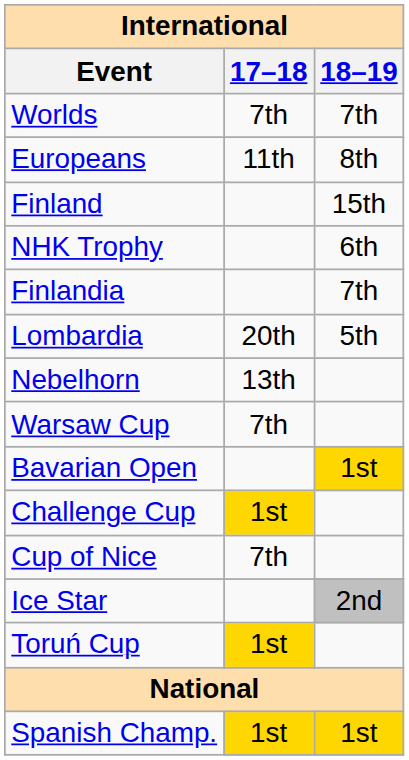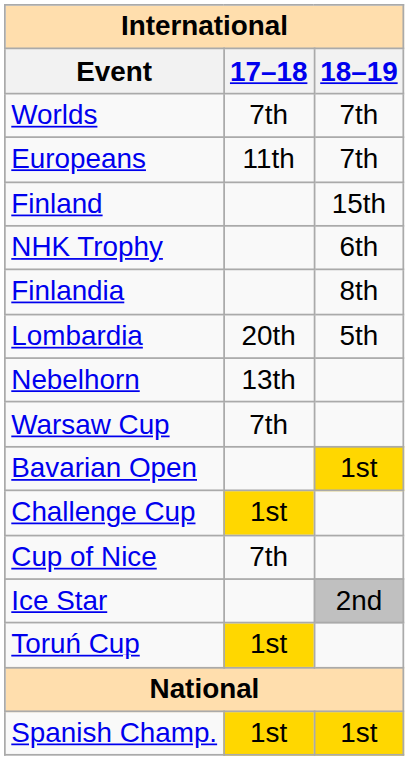(359, 159) 8th -> (359, 159) 7th
(359, 291) 7th -> (359, 291) 8th
